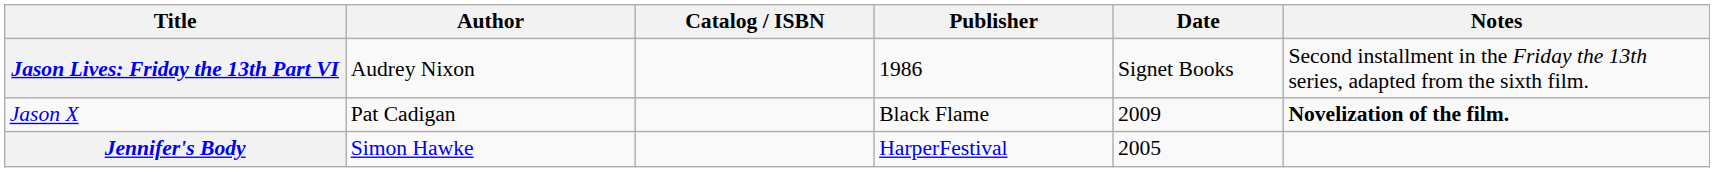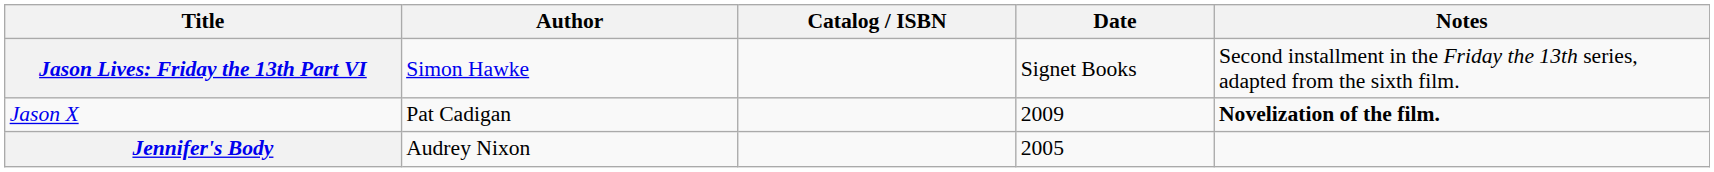- column: (994, 21)
(413, 68) Audrey Nixon -> (468, 68) Simon Hawke
(412, 148) Simon Hawke -> (468, 148) Audrey Nixon
